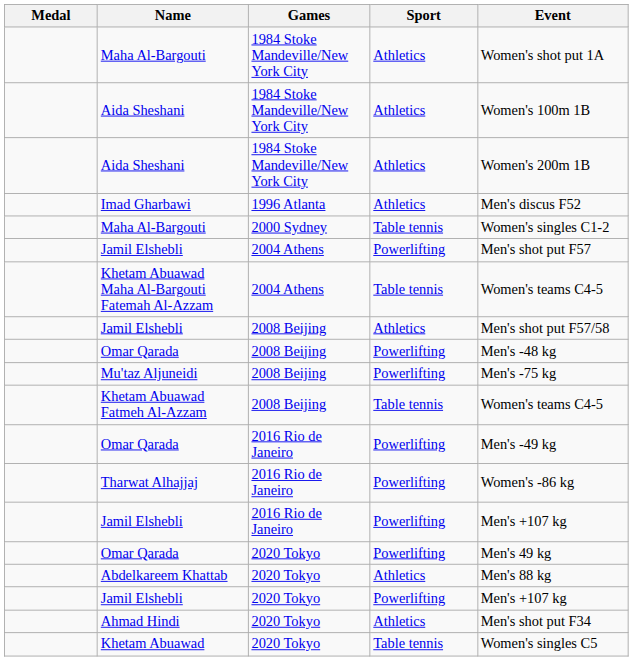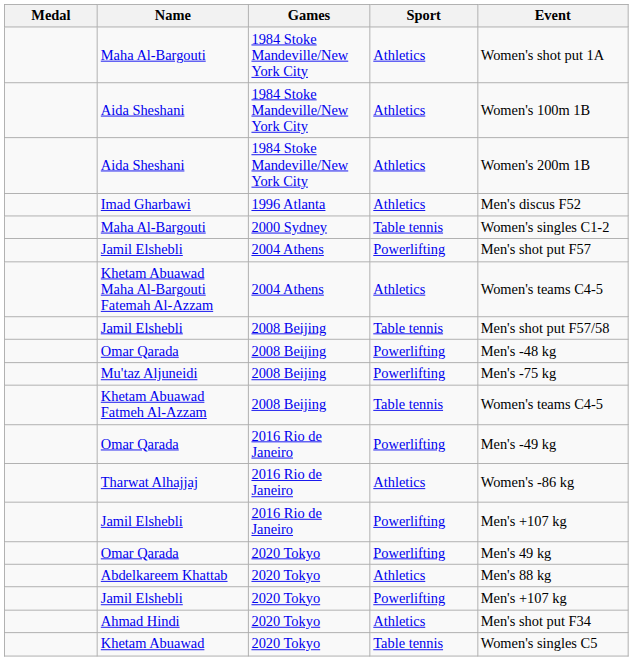(408, 289) Table tennis -> (399, 289) Athletics
(399, 328) Athletics -> (408, 328) Table tennis
(409, 482) Powerlifting -> (399, 482) Athletics
